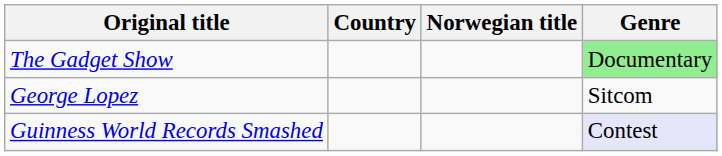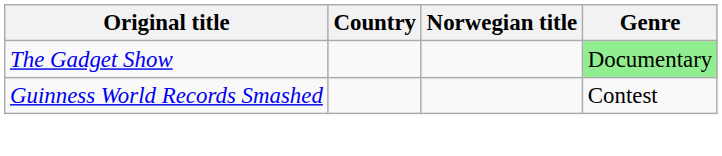- row: (74, 95)
(623, 131) lavender background -> (623, 95) no background
